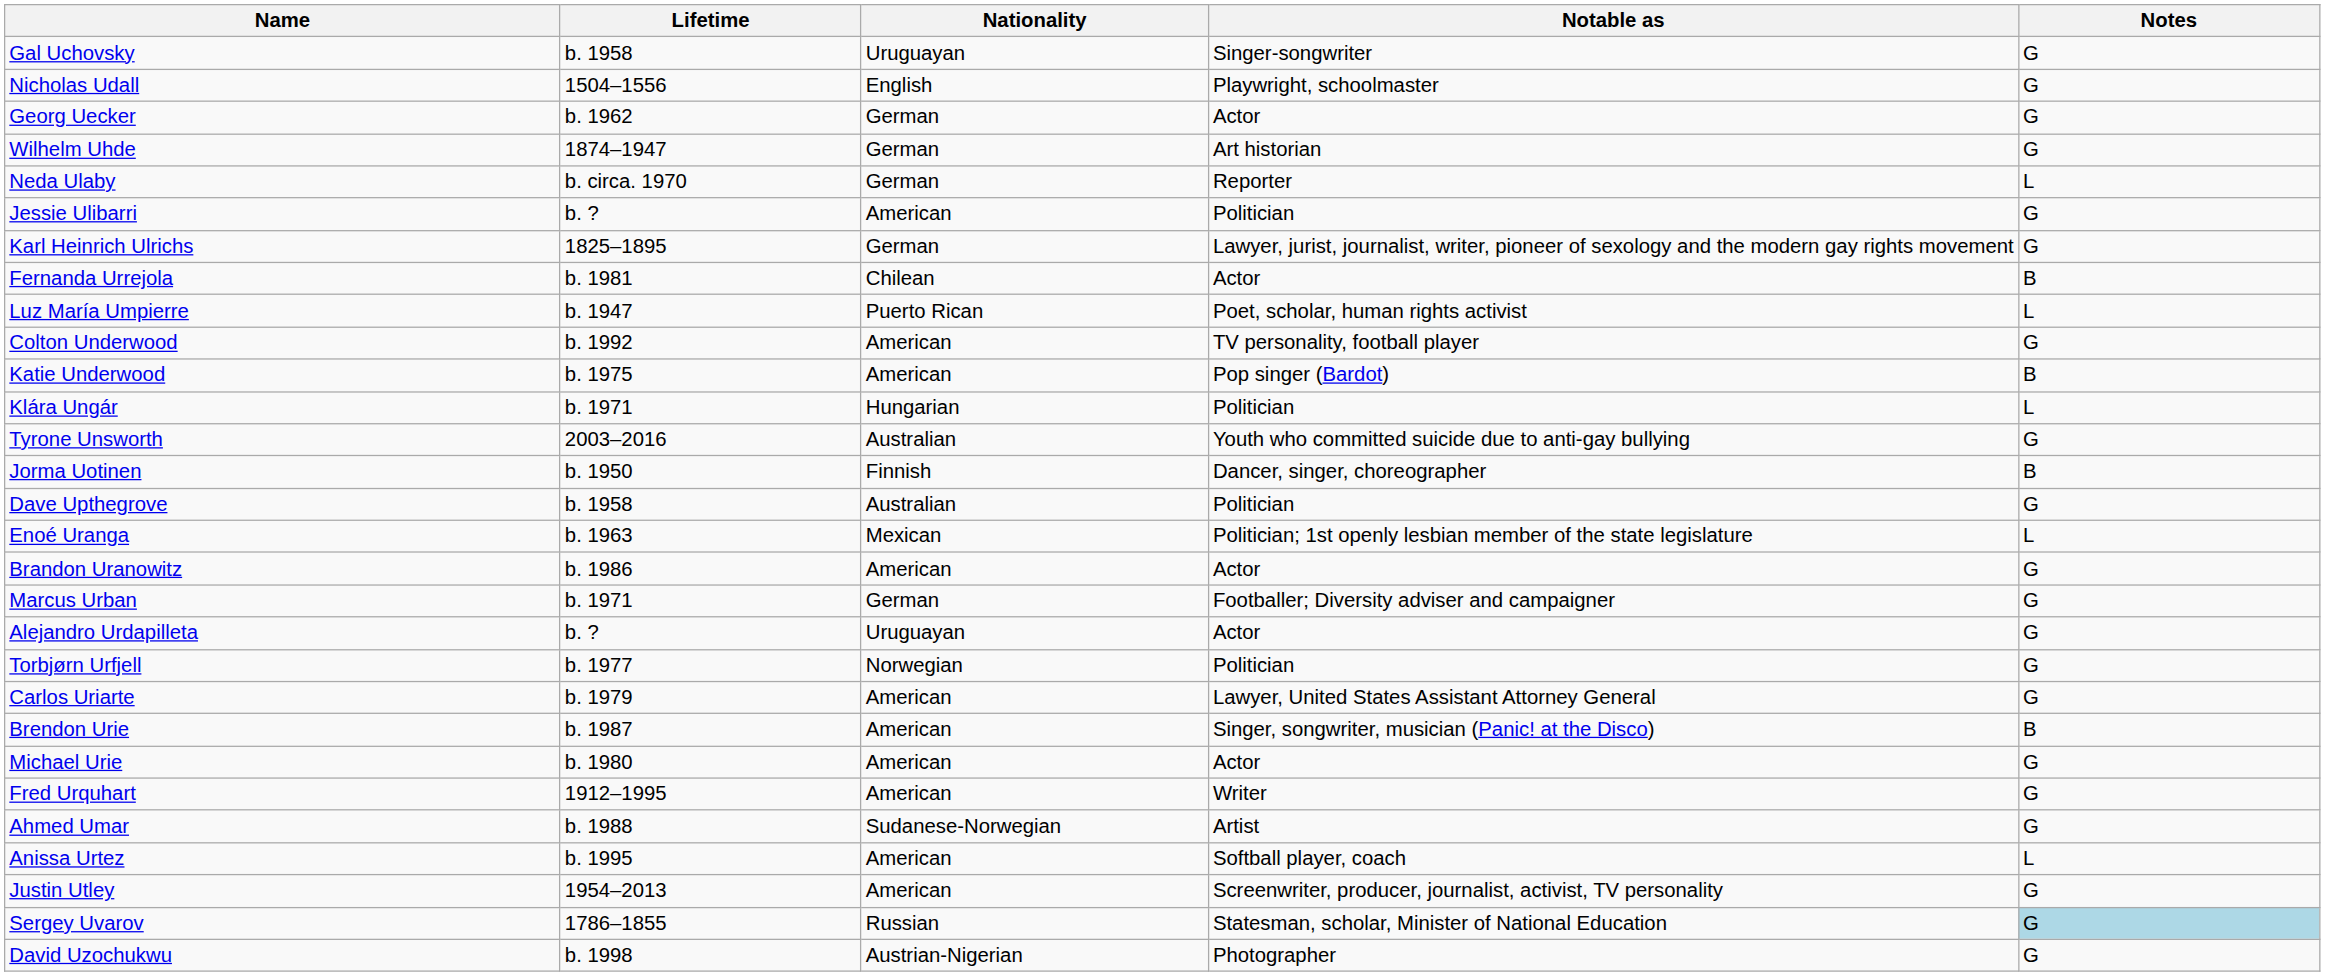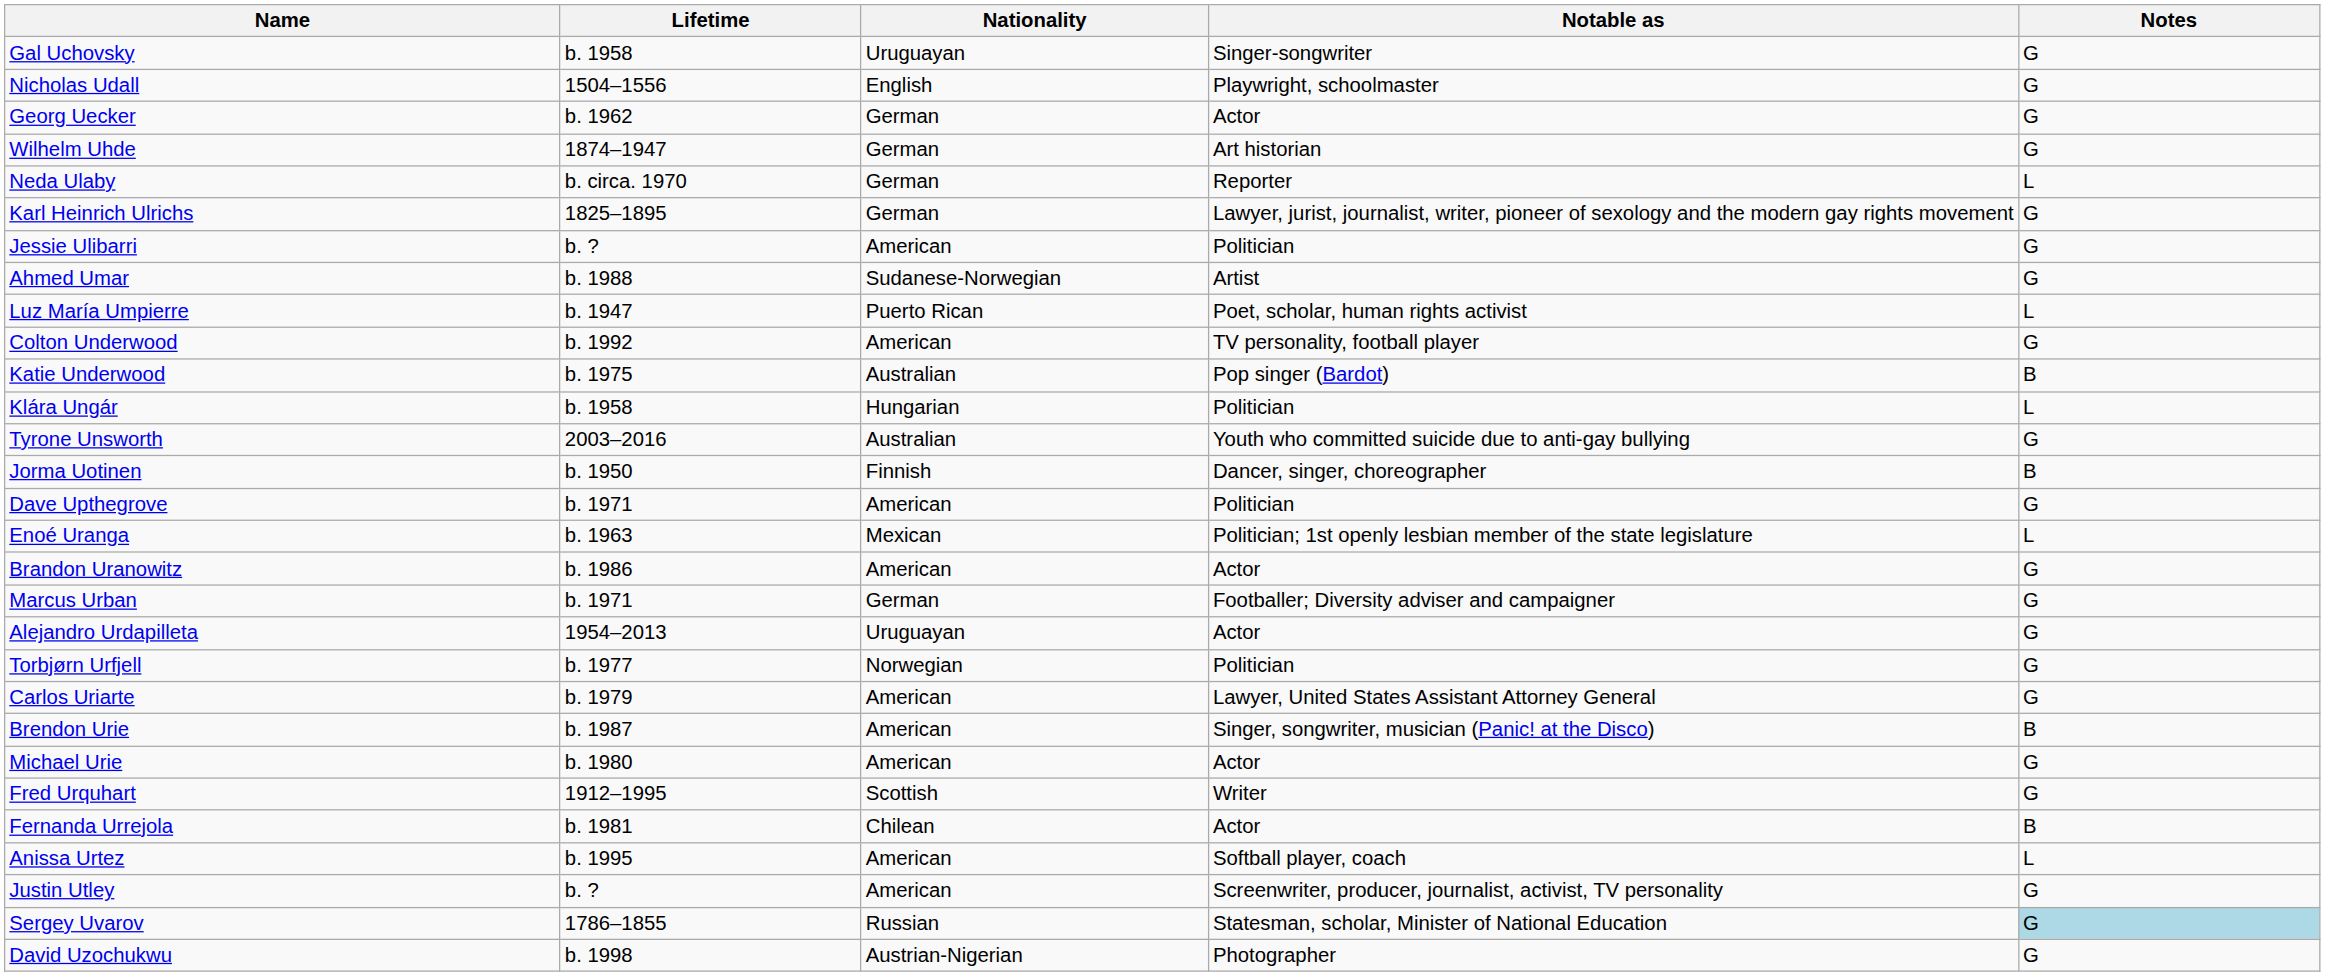rows swapped: (73, 213) <-> (101, 246)
rows swapped: (69, 826) <-> (91, 278)
(909, 375) American -> (911, 375) Australian
(599, 407) b. 1971 -> (599, 407) b. 1958
(599, 504) b. 1958 -> (599, 504) b. 1971
(911, 504) Australian -> (909, 504) American
(582, 632) b. ? -> (616, 632) 1954–2013
(909, 794) American -> (902, 794) Scottish
(616, 890) 1954–2013 -> (582, 890) b. ?
